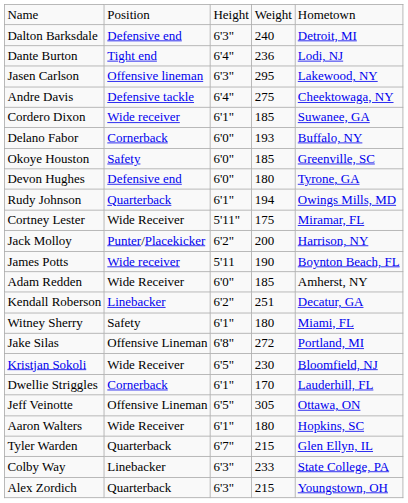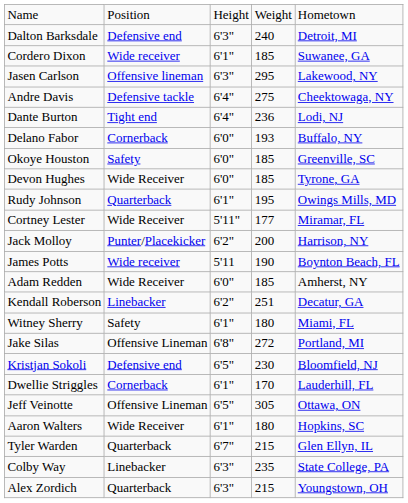rows swapped: (42, 55) <-> (46, 117)
(145, 179) Defensive end -> (146, 179) Wide Receiver
(264, 179) 180 -> (264, 179) 185
(264, 199) 194 -> (264, 199) 195
(264, 220) 175 -> (264, 220) 177
(146, 364) Wide Receiver -> (145, 364) Defensive end
(264, 466) 233 -> (264, 466) 235
